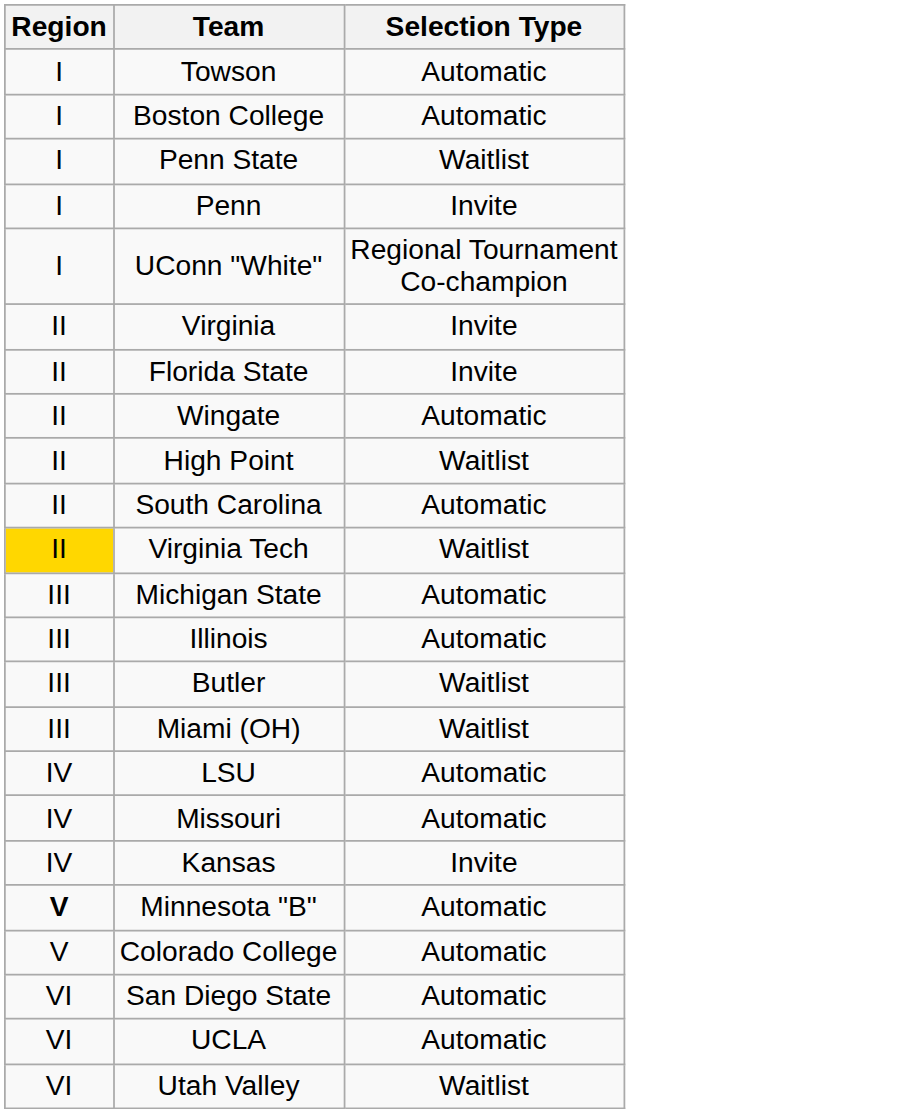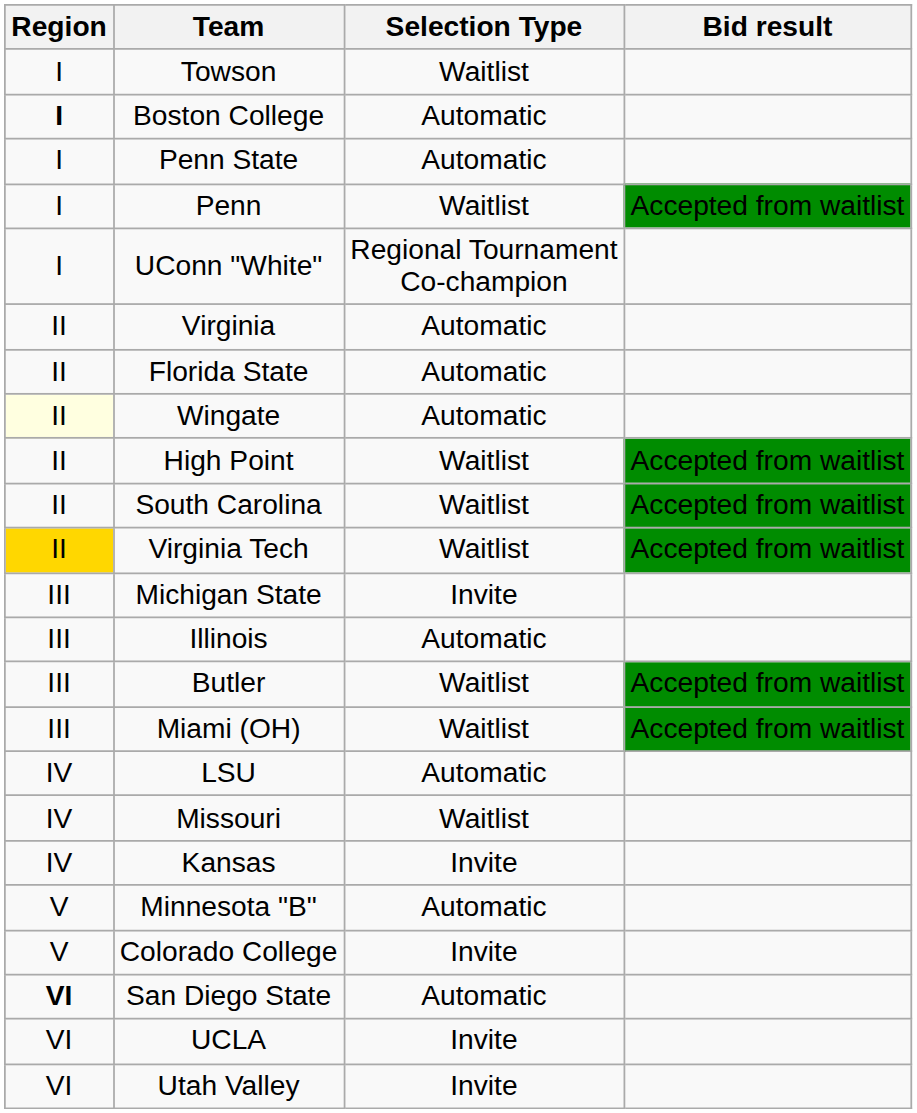+ column: (767, 26)
(484, 71) Automatic -> (484, 71) Waitlist
(59, 116) normal -> (59, 116) bold
(484, 160) Waitlist -> (484, 160) Automatic
(484, 205) Invite -> (484, 205) Waitlist
(484, 326) Invite -> (484, 326) Automatic
(484, 371) Invite -> (484, 371) Automatic
(59, 415) no background -> (59, 415) lightyellow background
(484, 505) Automatic -> (484, 505) Waitlist
(484, 594) Automatic -> (484, 594) Invite
(484, 817) Automatic -> (484, 817) Waitlist
(59, 907) bold -> (59, 907) normal
(484, 951) Automatic -> (484, 951) Invite
(59, 996) normal -> (59, 996) bold
(484, 1041) Automatic -> (484, 1041) Invite
(484, 1085) Waitlist -> (484, 1085) Invite
